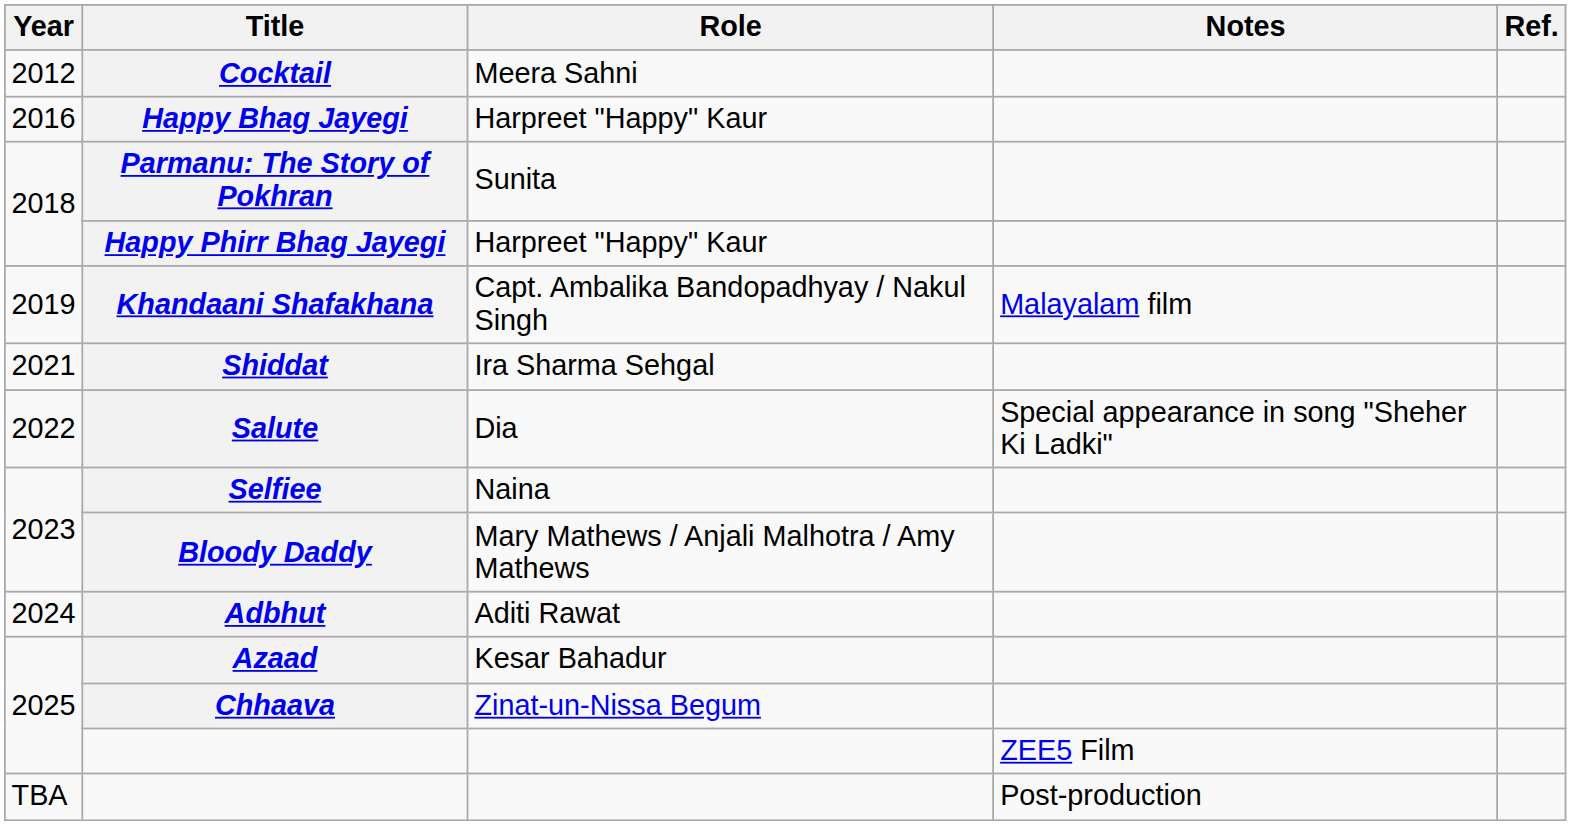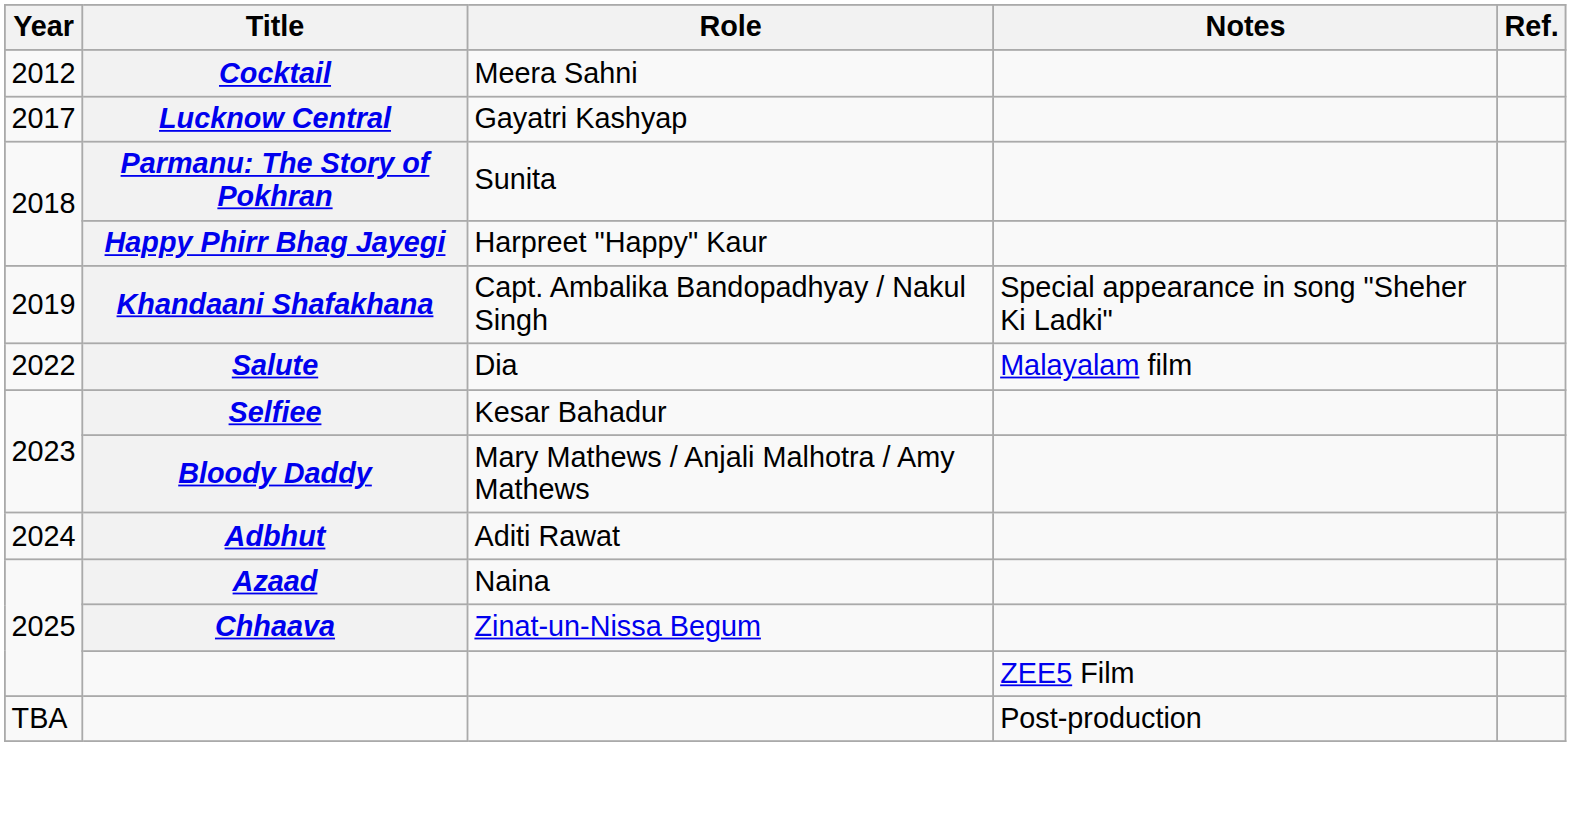- row: (44, 118)
+ row: (44, 118)
(1096, 304) Malayalam film -> (1233, 304) Special appearance in song "Sheher Ki Ladki"
- row: (44, 366)
(1233, 428) Special appearance in song "Sheher Ki Ladki" -> (1096, 366) Malayalam film
(512, 489) Naina -> (570, 411) Kesar Bahadur
(570, 659) Kesar Bahadur -> (512, 581) Naina
